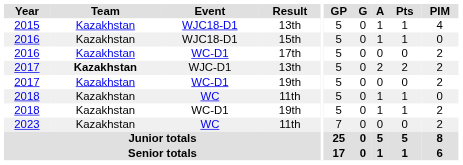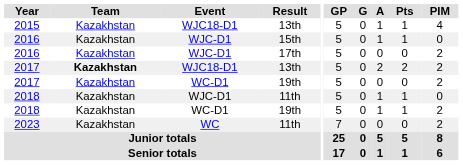(210, 39) WJC18-D1 -> (210, 39) WJC-D1
(210, 53) WC-D1 -> (210, 53) WJC-D1
(210, 68) WJC-D1 -> (210, 68) WJC18-D1
(210, 96) WC -> (210, 96) WJC-D1
